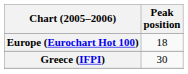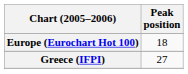(162, 59) 30 -> (162, 59) 27
